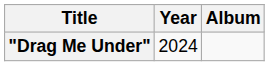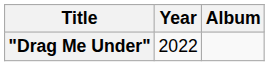(178, 46) 2024 -> (178, 46) 2022
